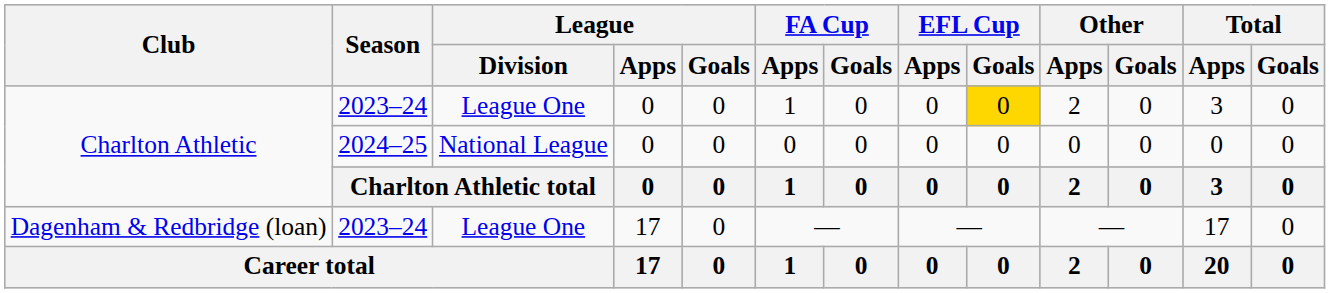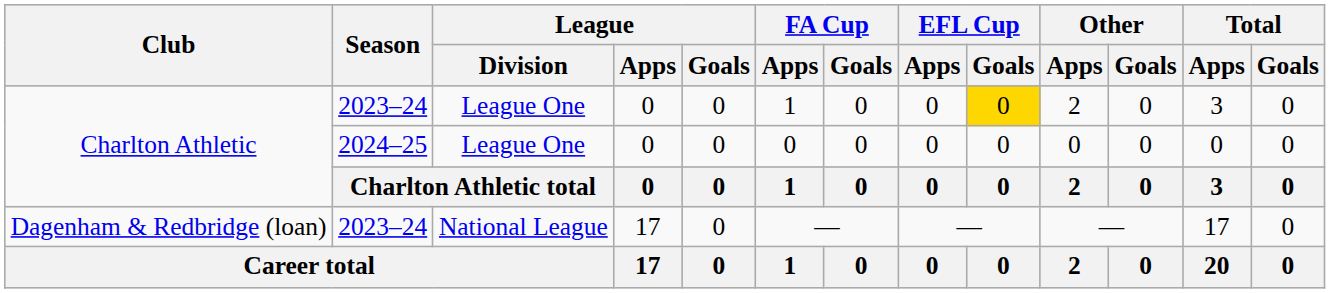(523, 145) National League -> (523, 145) League One
(523, 226) League One -> (523, 226) National League
